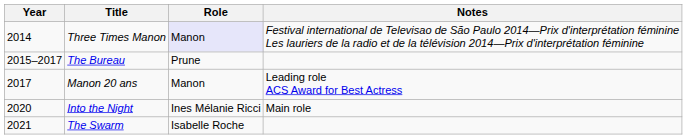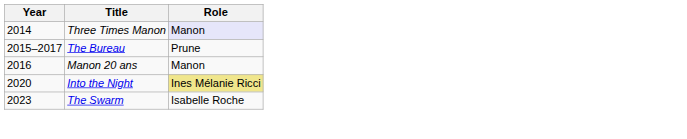- column: (472, 13)
(19, 84) 2017 -> (19, 65) 2016
(216, 108) no background -> (216, 83) khaki background
(19, 125) 2021 -> (19, 100) 2023
